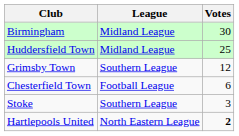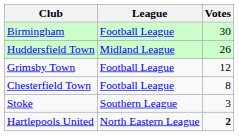(137, 31) Midland League -> (137, 31) Football League
(225, 49) 25 -> (225, 49) 26
(139, 67) Southern League -> (137, 67) Football League
(228, 85) 6 -> (228, 85) 8
